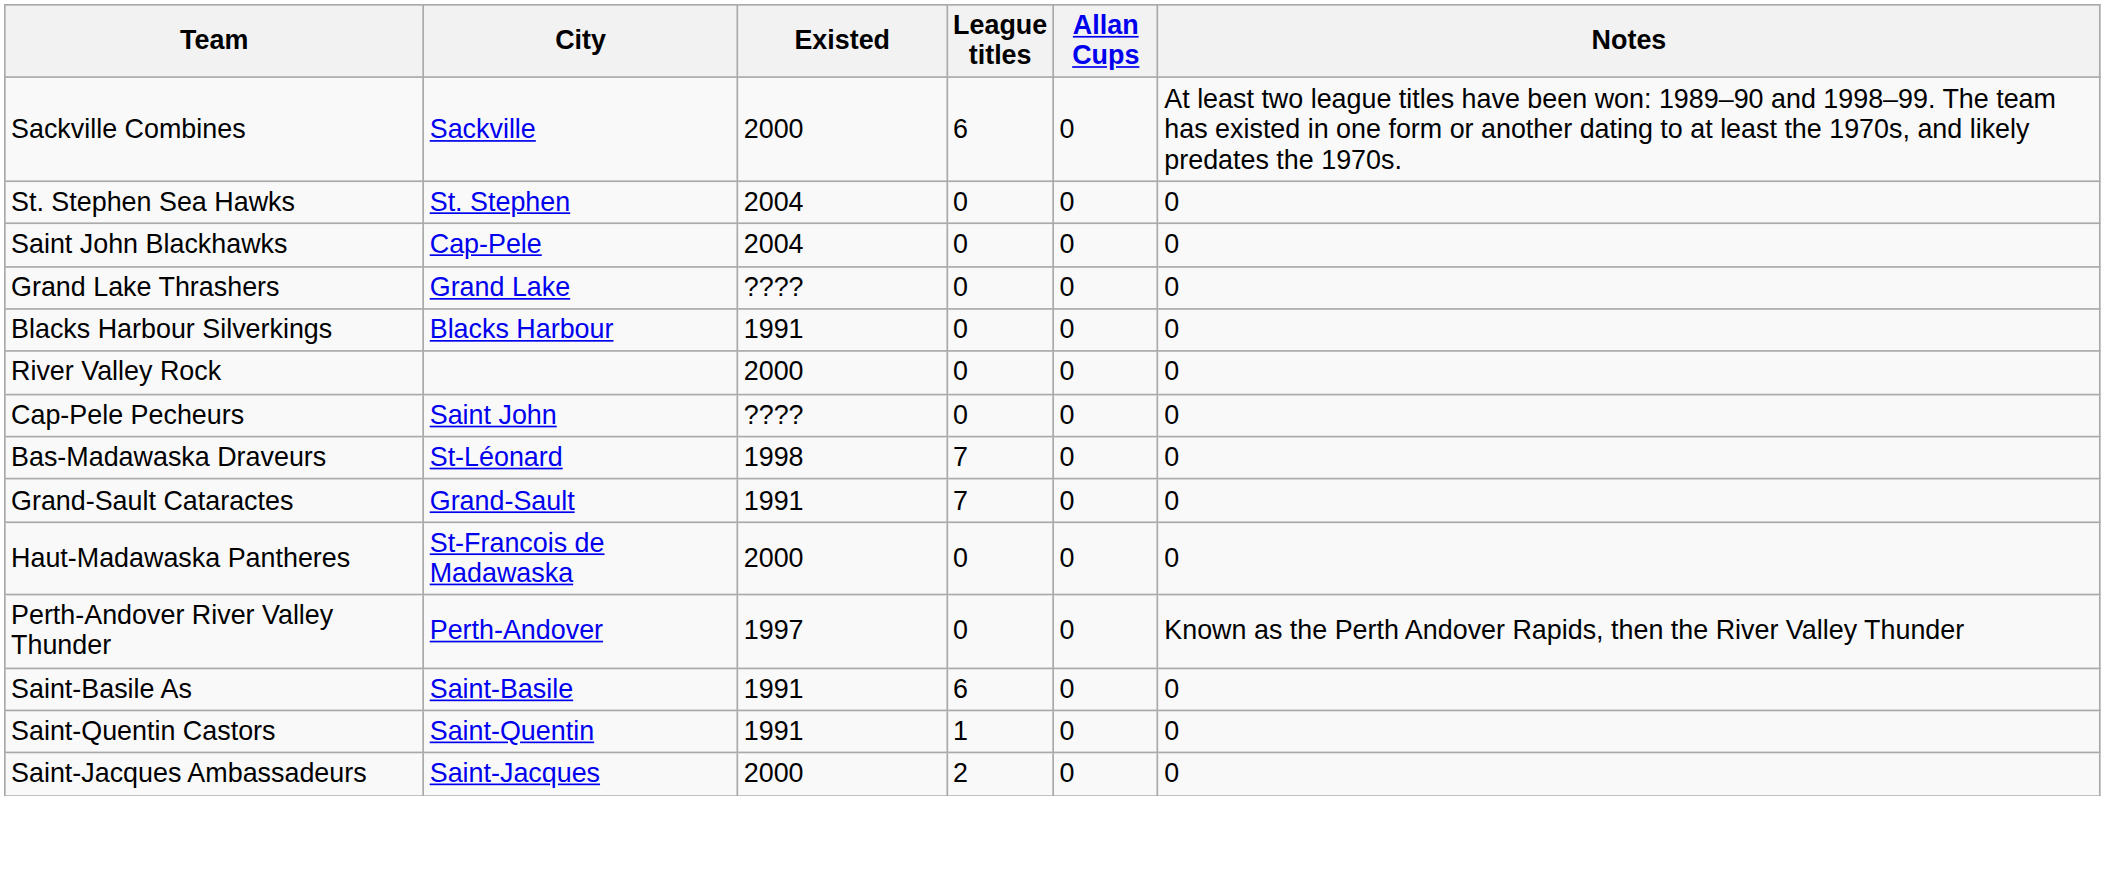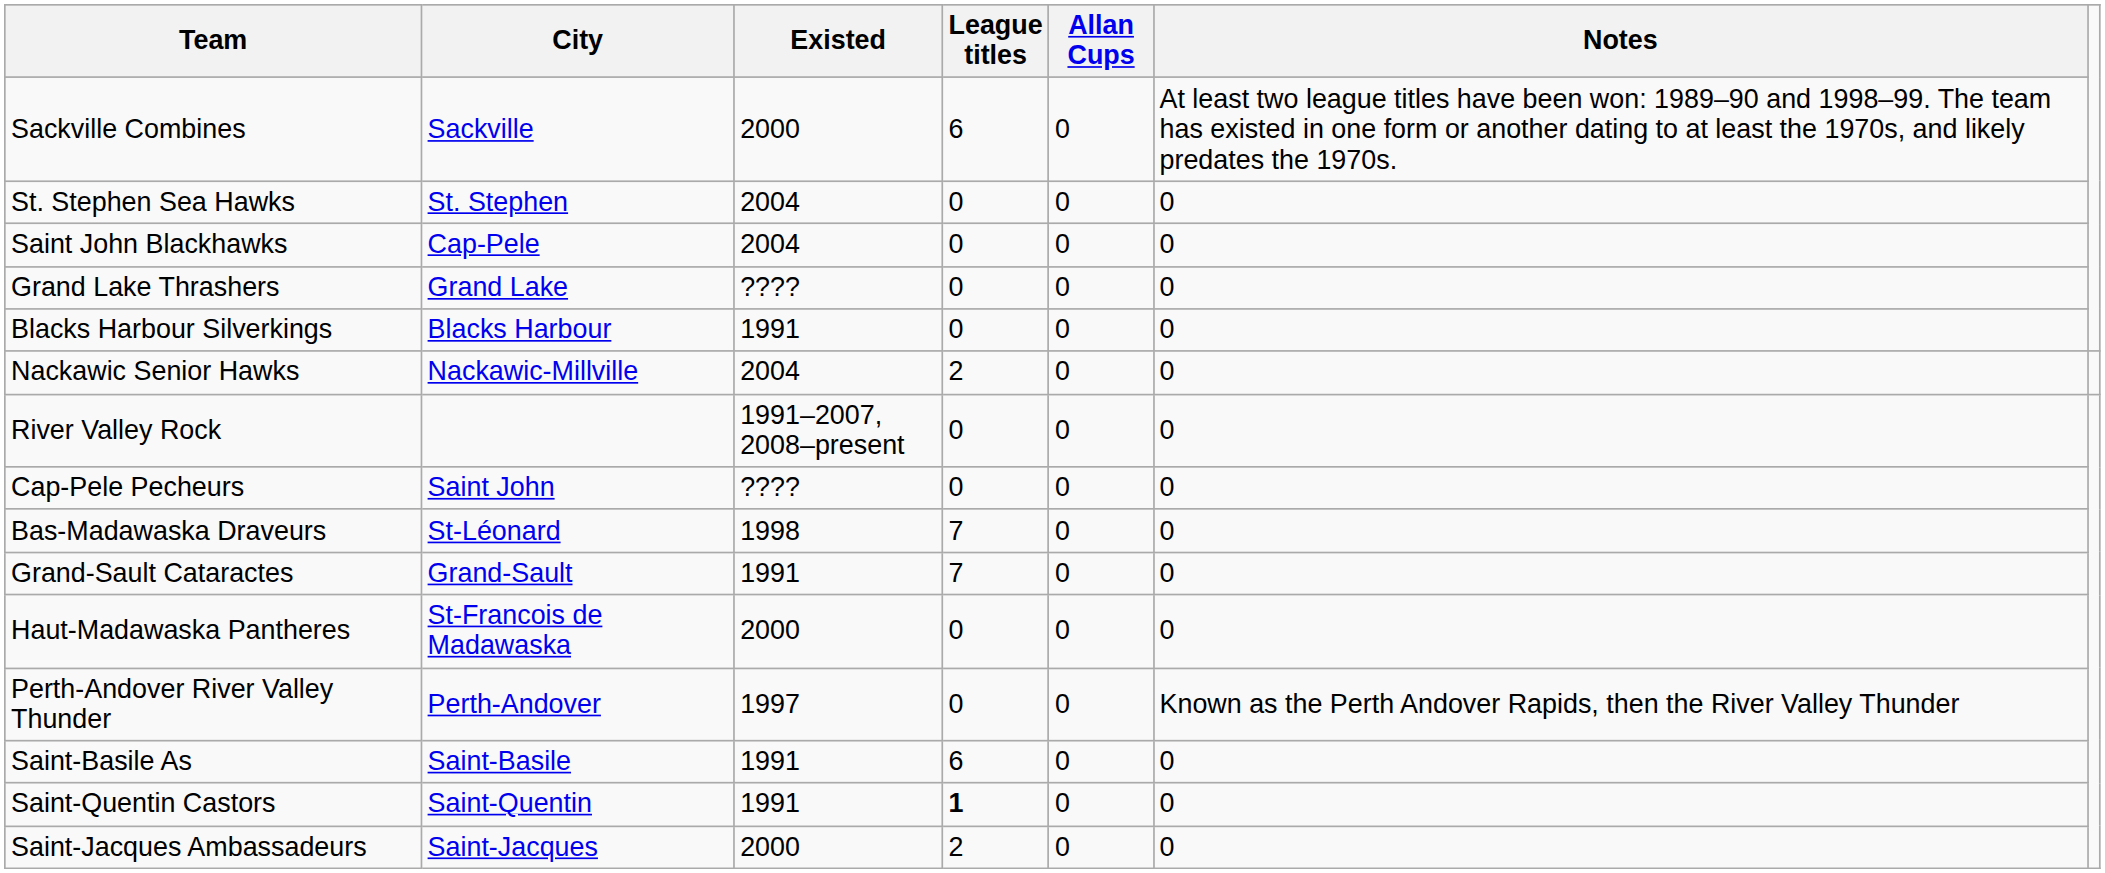+ row: (155, 372)
(774, 372) 2000 -> (822, 430) 1991–2007, 2008–present
(961, 731) normal -> (956, 804) bold
